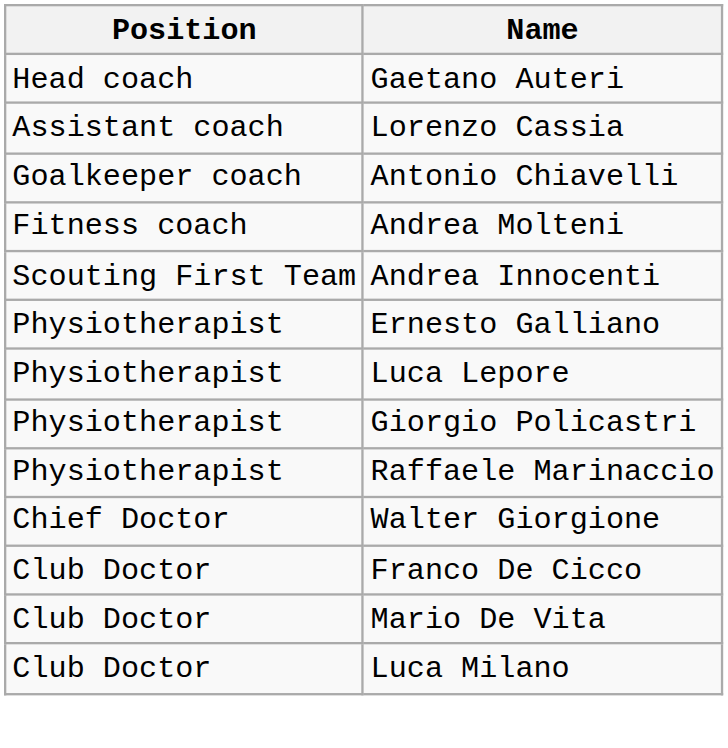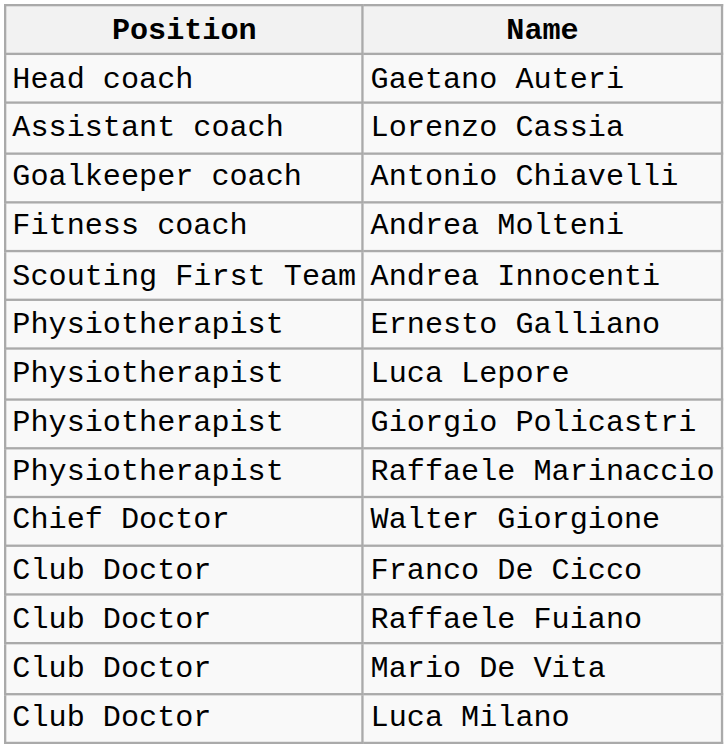+ row: (506, 620)
